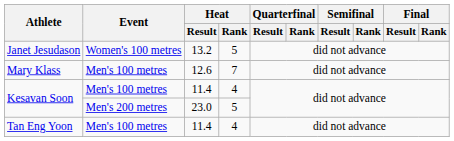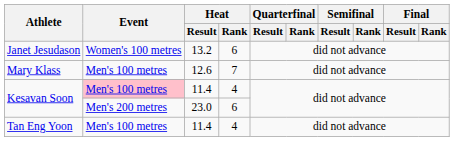(234, 51) 5 -> (234, 51) 6
(126, 89) no background -> (126, 89) pink background
(234, 108) 5 -> (234, 108) 6
